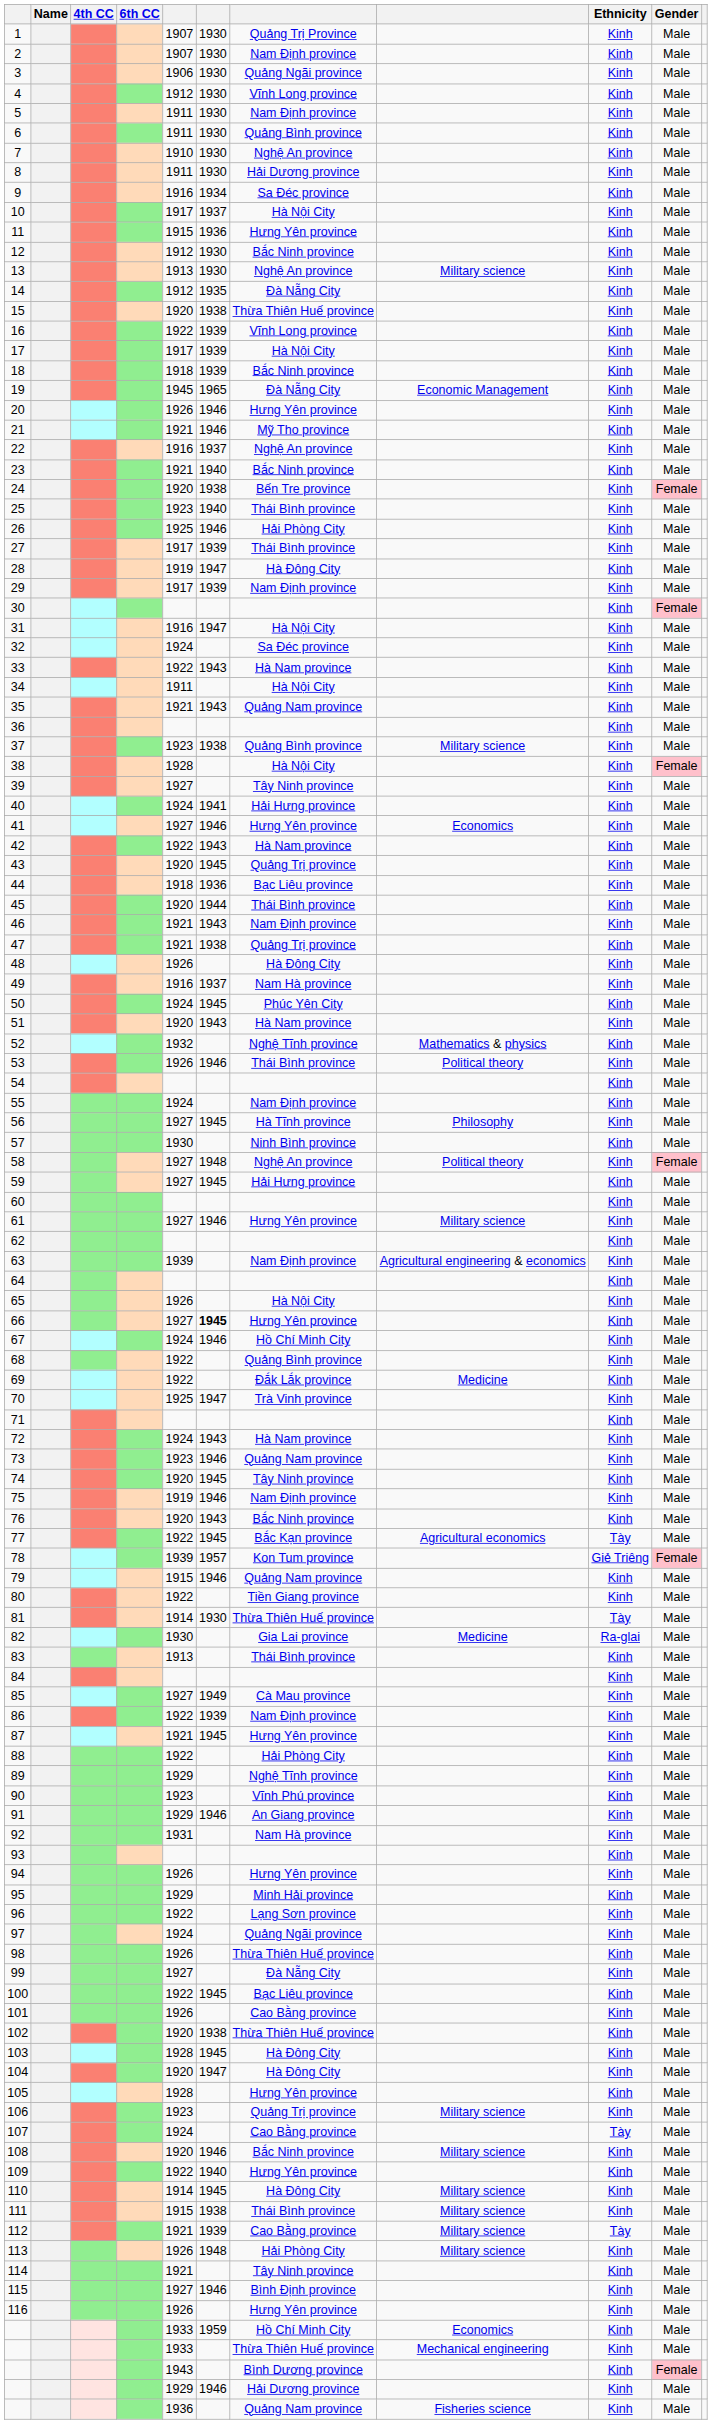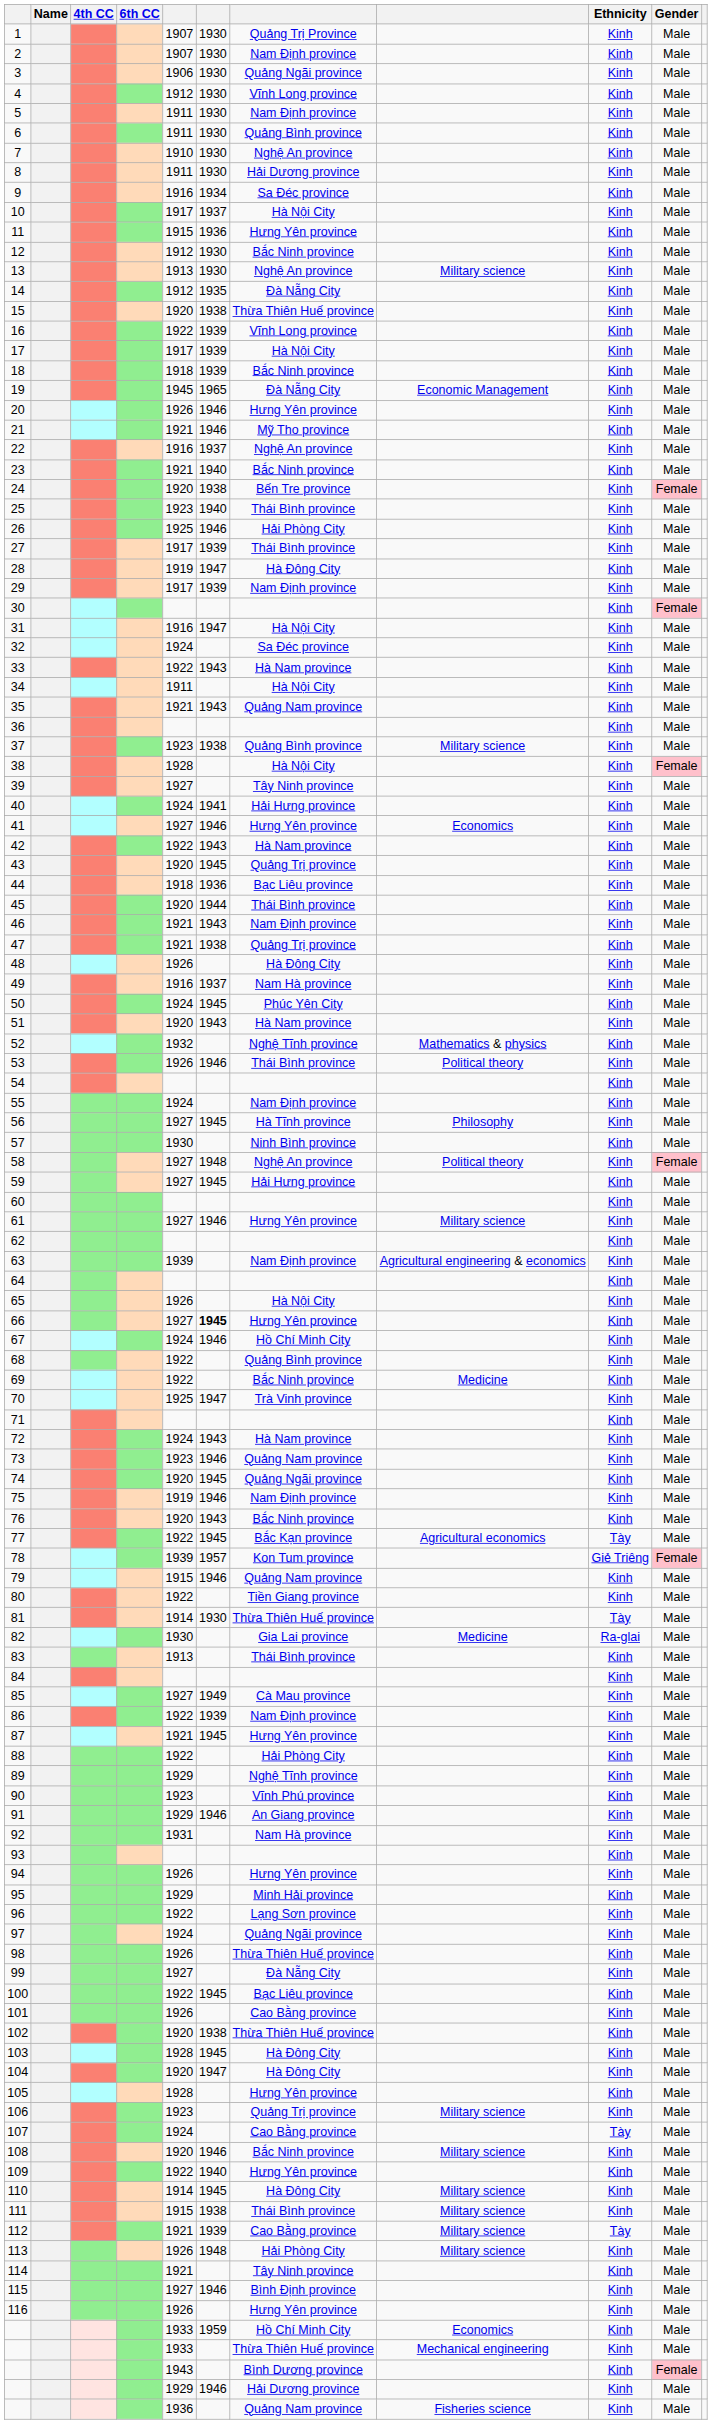(303, 1380) Đắk Lắk province -> (303, 1380) Bắc Ninh province
(303, 1479) Tây Ninh province -> (303, 1479) Quảng Ngãi province
